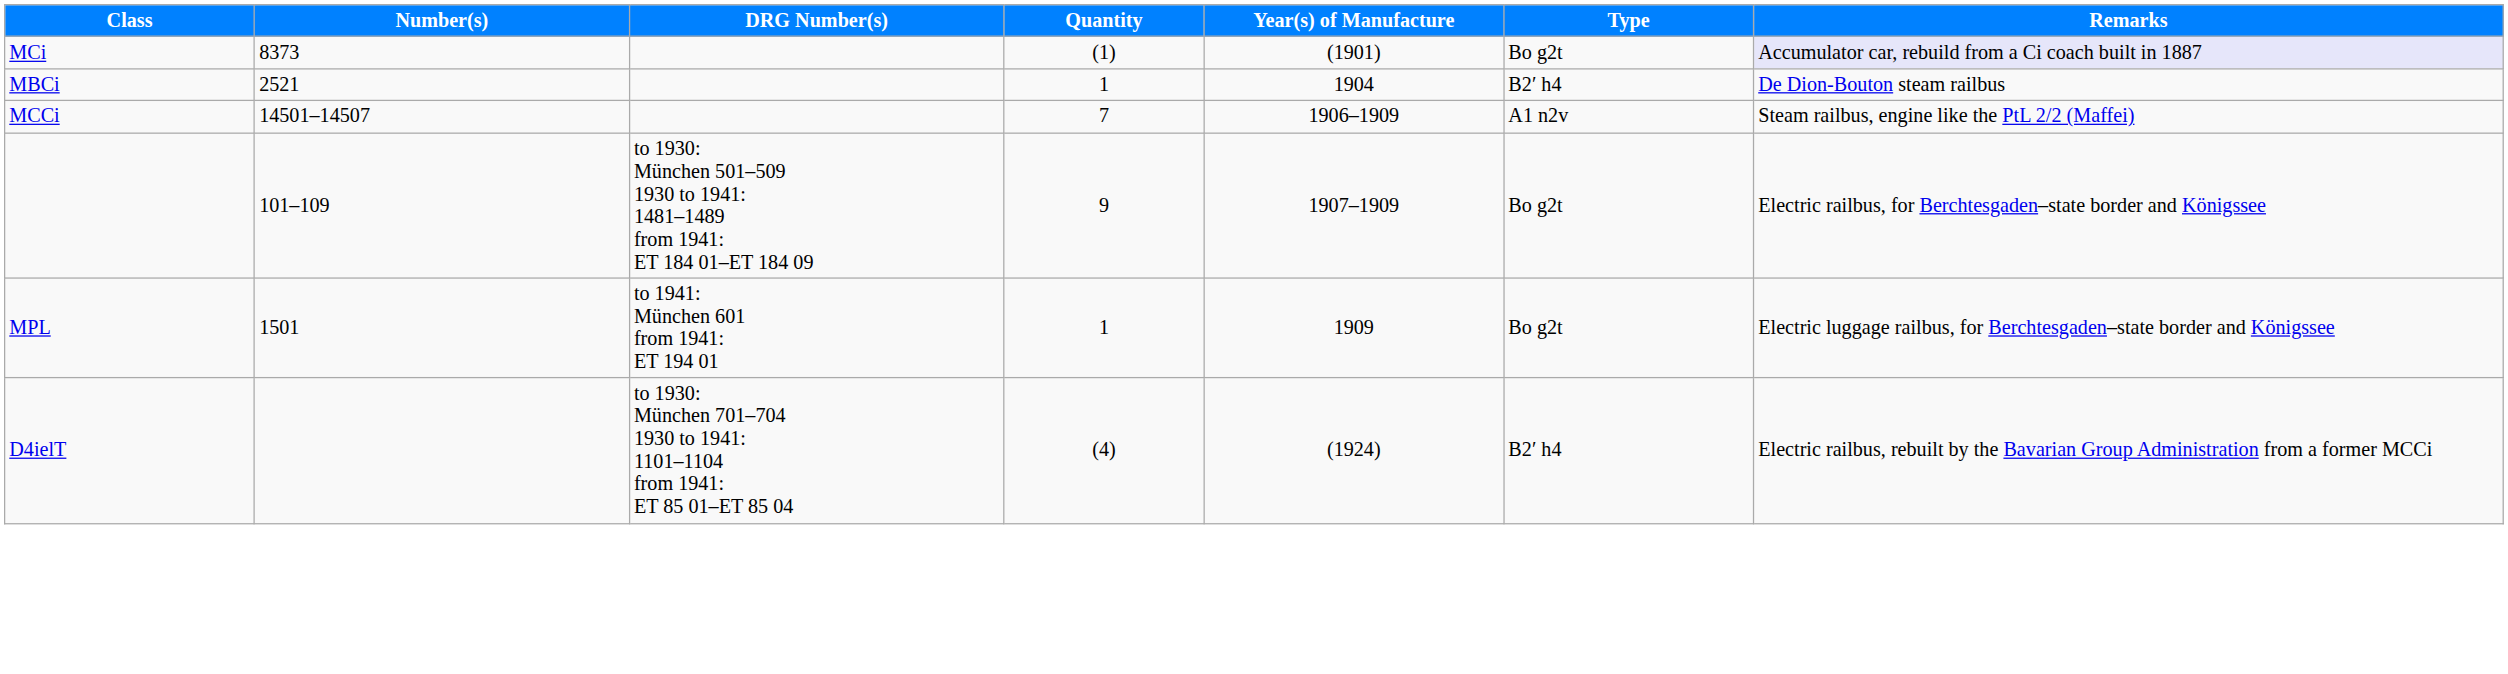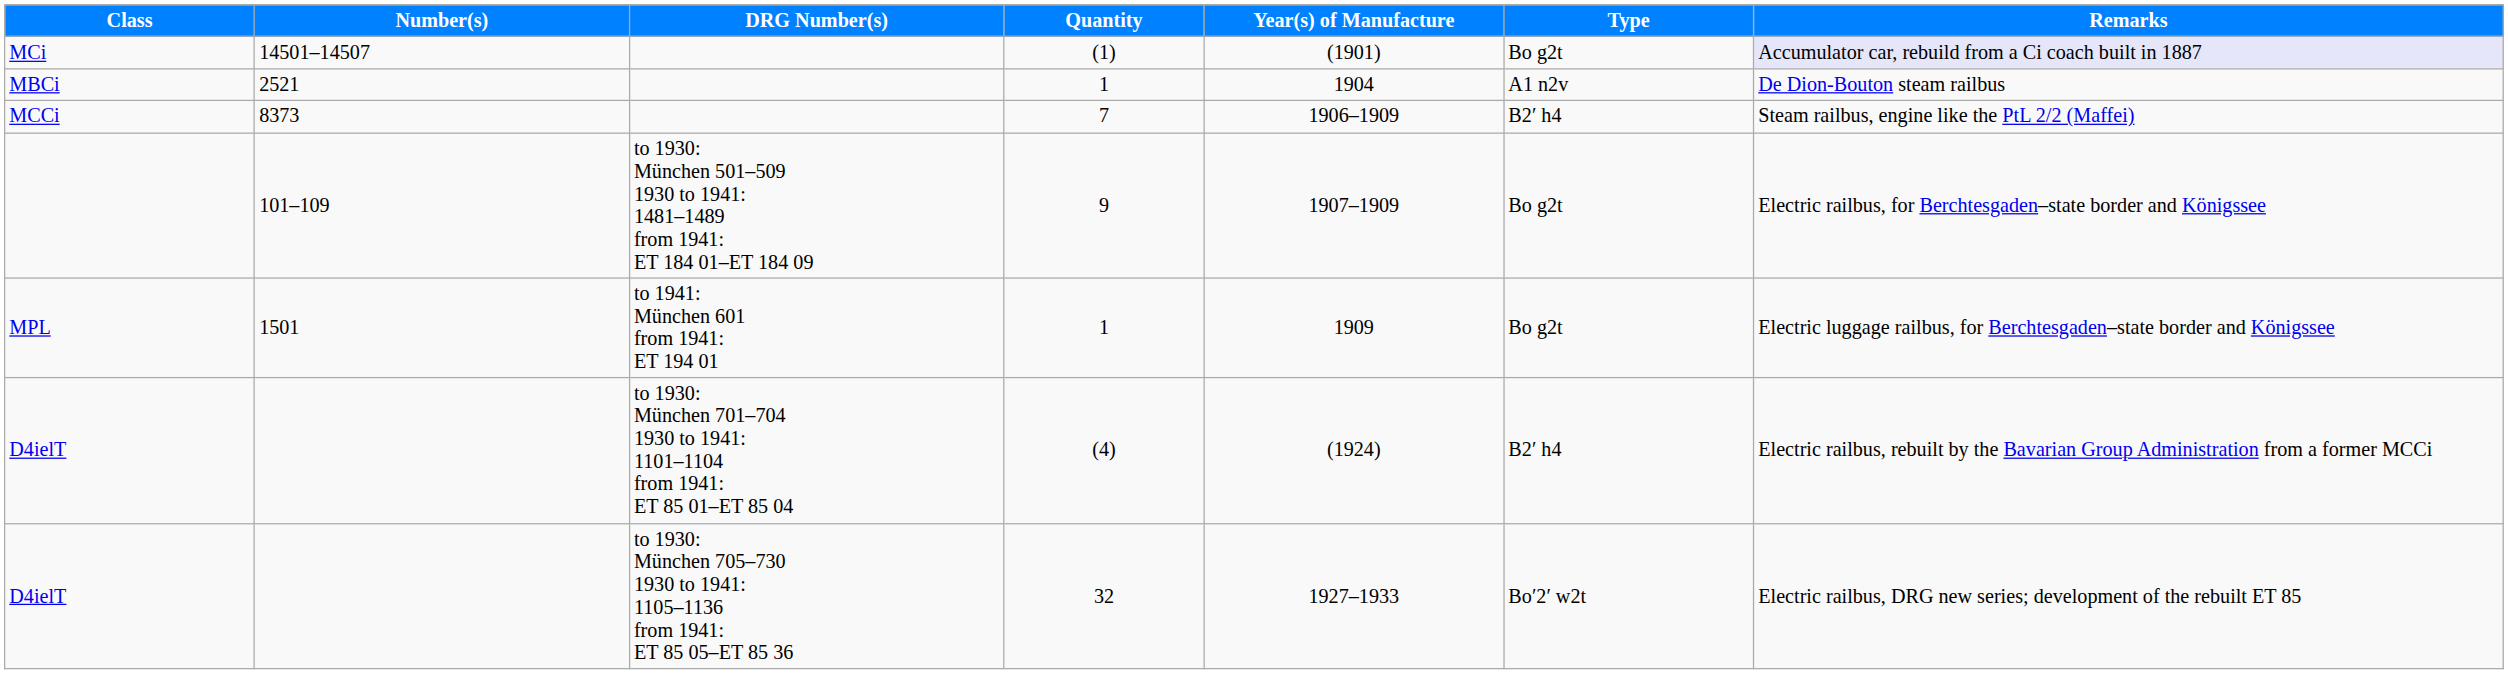(279, 52) 8373 -> (315, 52) 14501–14507
(1535, 84) B2′ h4 -> (1538, 84) A1 n2v
(315, 116) 14501–14507 -> (279, 116) 8373
(1538, 116) A1 n2v -> (1535, 116) B2′ h4
+ row: (38, 595)
